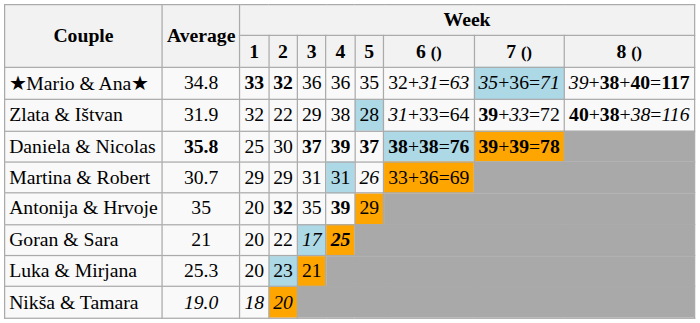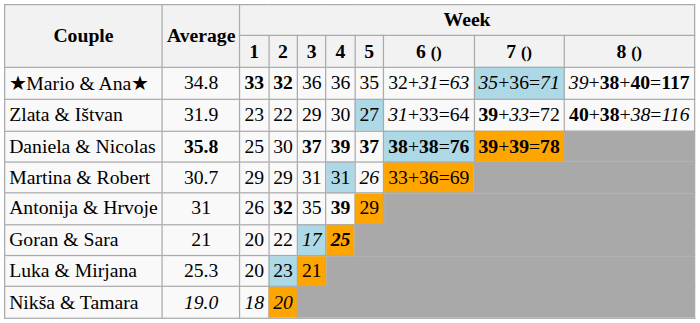(254, 114) 32 -> (254, 114) 23
(341, 114) 38 -> (341, 114) 30
(369, 114) 28 -> (369, 114) 27
(201, 208) 35 -> (201, 208) 31
(254, 208) 20 -> (254, 208) 26
